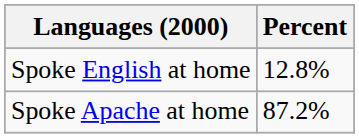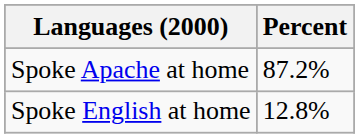rows swapped: (130, 111) <-> (131, 69)
